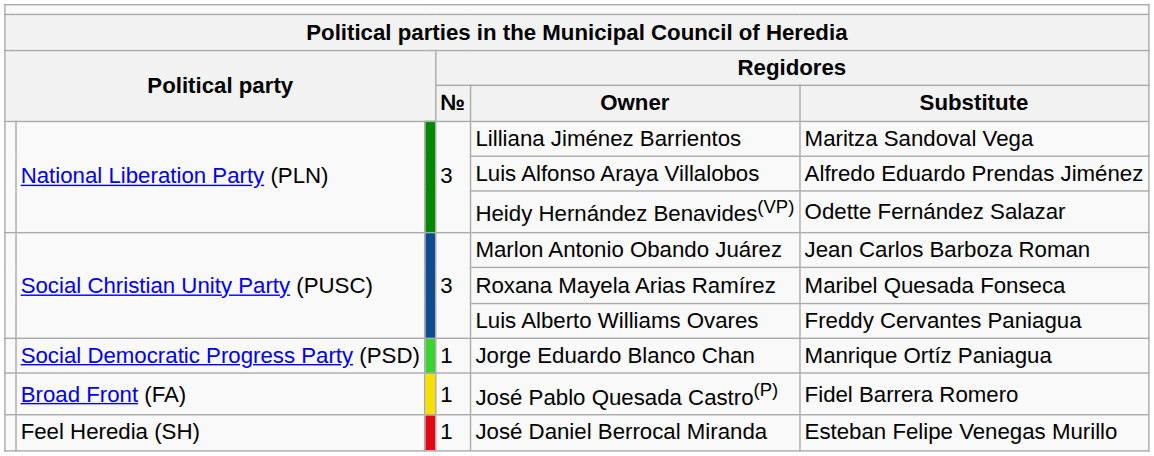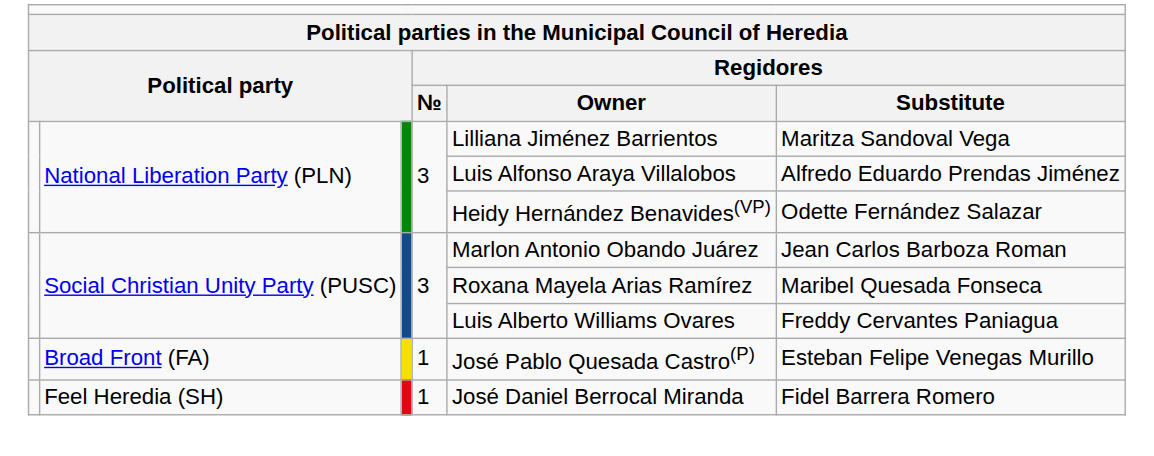- row: (220, 355)
(912, 394) Fidel Barrera Romero -> (938, 358) Esteban Felipe Venegas Murillo
(961, 432) Esteban Felipe Venegas Murillo -> (888, 397) Fidel Barrera Romero
